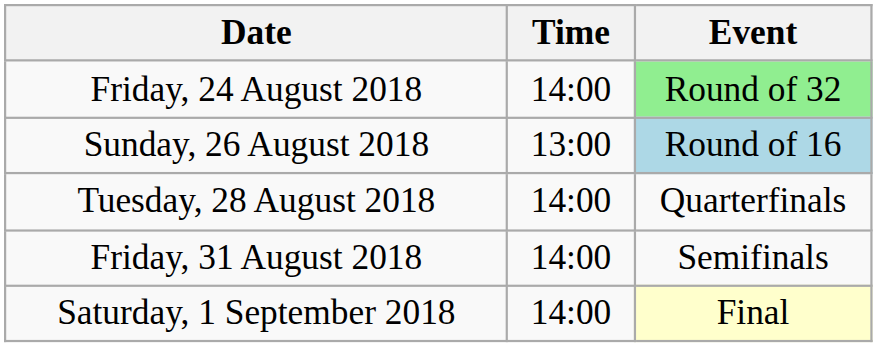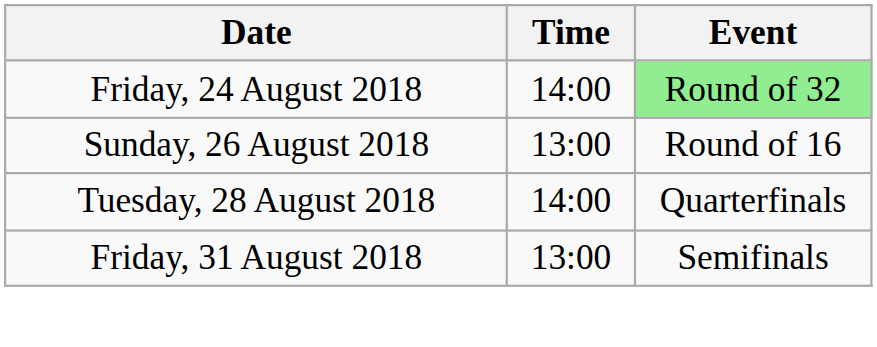(753, 144) lightblue background -> (753, 144) no background
(571, 256) 14:00 -> (571, 256) 13:00
- row: (256, 312)
